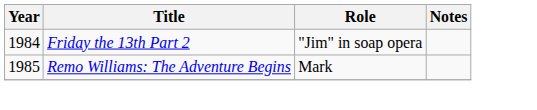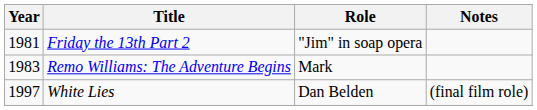(24, 42) 1984 -> (24, 42) 1981
(24, 67) 1985 -> (24, 67) 1983
+ row: (81, 92)
